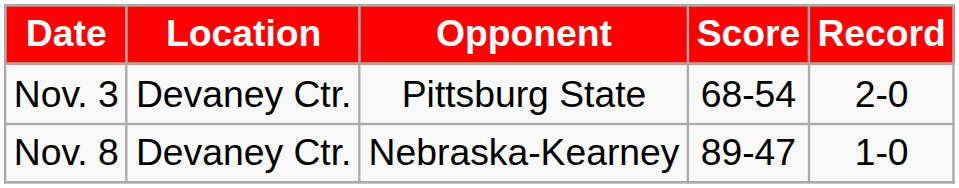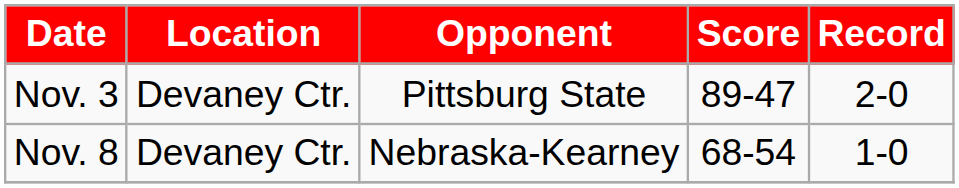(748, 93) 68-54 -> (748, 93) 89-47
(748, 152) 89-47 -> (748, 152) 68-54
